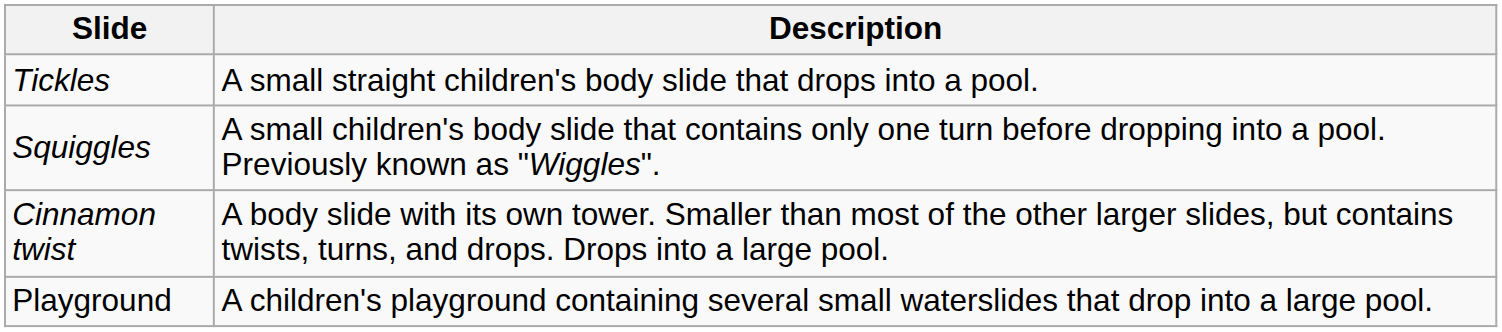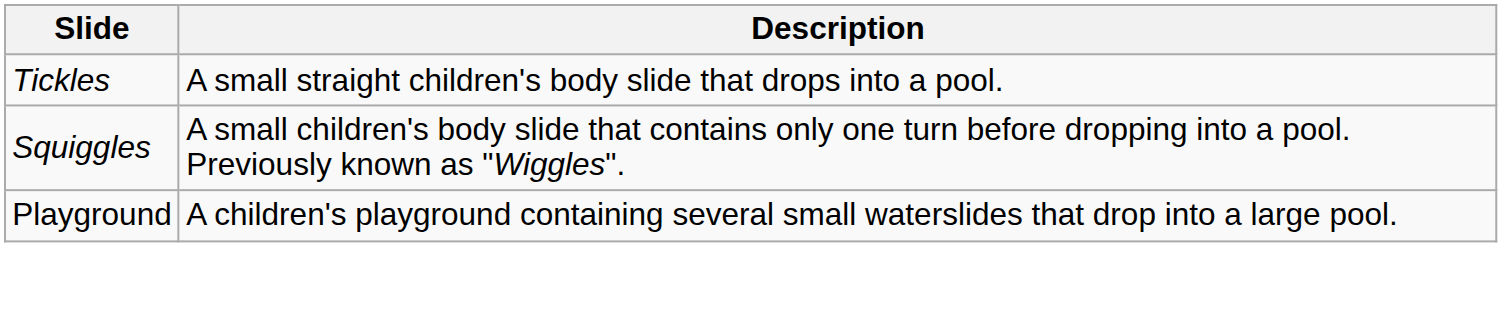- row: (84, 232)
